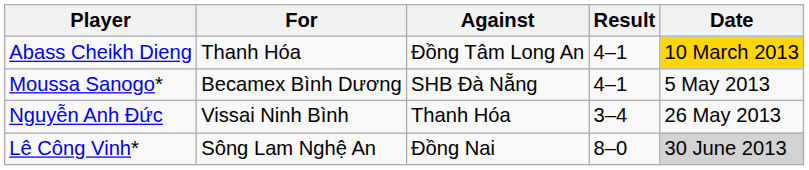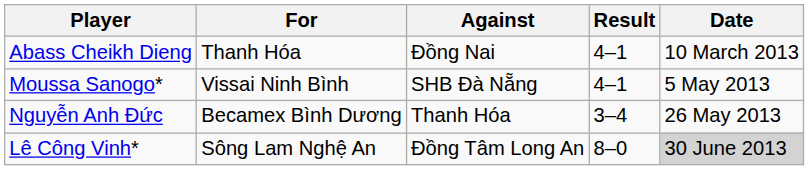(498, 52) Đồng Tâm Long An -> (453, 52) Đồng Nai
(732, 52) gold background -> (732, 52) no background
(301, 84) Becamex Bình Dương -> (275, 84) Vissai Ninh Bình
(275, 116) Vissai Ninh Bình -> (301, 116) Becamex Bình Dương
(453, 148) Đồng Nai -> (498, 148) Đồng Tâm Long An
